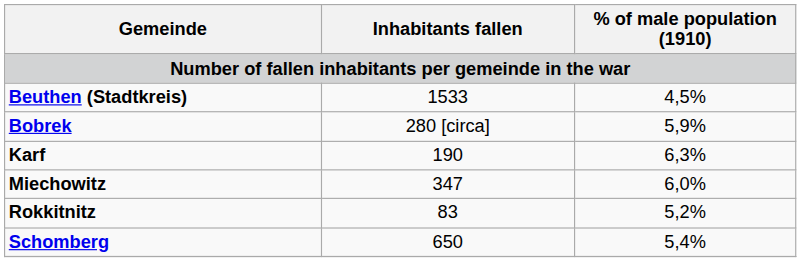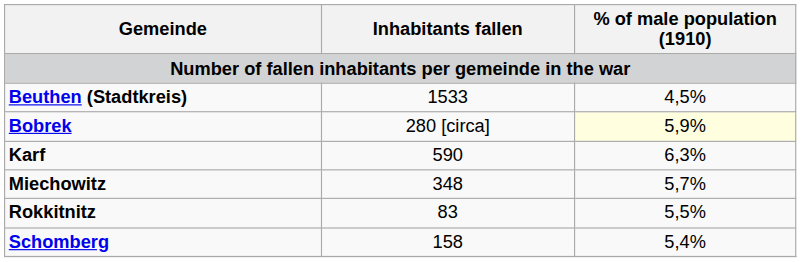(685, 126) no background -> (685, 126) lightyellow background
(448, 155) 190 -> (448, 155) 590
(448, 184) 347 -> (448, 184) 348
(685, 184) 6,0% -> (685, 184) 5,7%
(685, 213) 5,2% -> (685, 213) 5,5%
(448, 241) 650 -> (448, 241) 158
